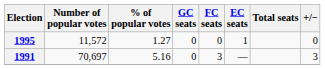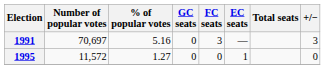rows swapped: (25, 56) <-> (25, 40)
